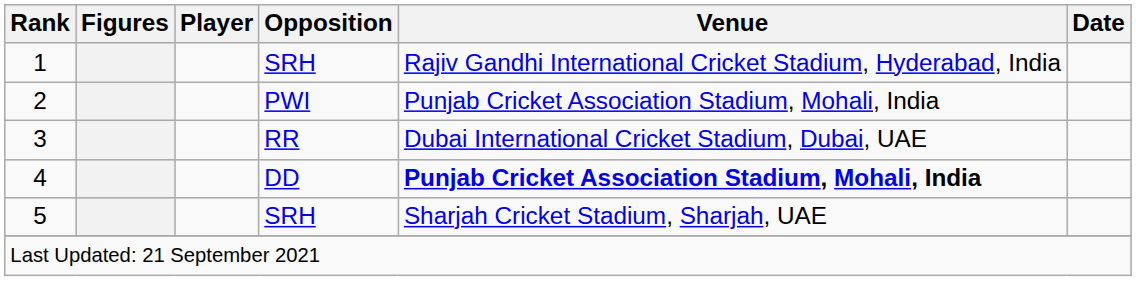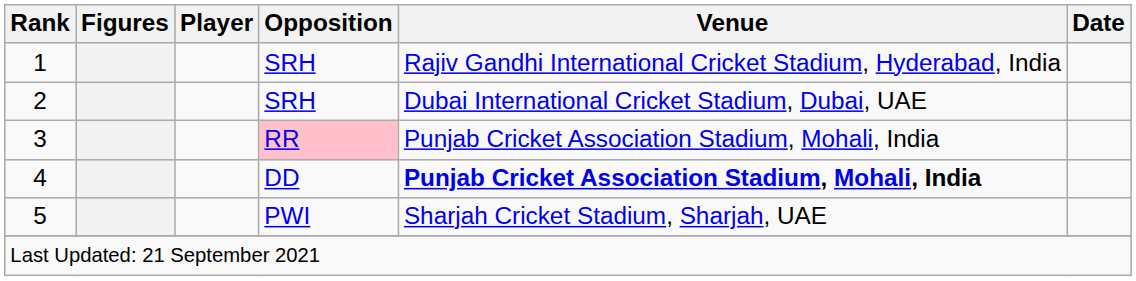(287, 100) PWI -> (290, 100) SRH
(672, 100) Punjab Cricket Association Stadium, Mohali, India -> (665, 100) Dubai International Cricket Stadium, Dubai, UAE
(282, 139) no background -> (282, 139) pink background
(665, 139) Dubai International Cricket Stadium, Dubai, UAE -> (672, 139) Punjab Cricket Association Stadium, Mohali, India
(290, 216) SRH -> (287, 216) PWI
